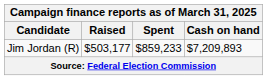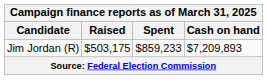(107, 48) $503,177 -> (107, 48) $503,175
